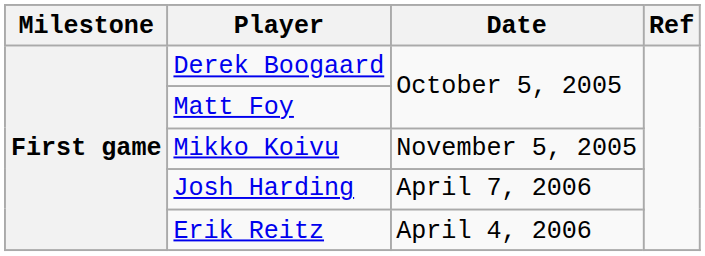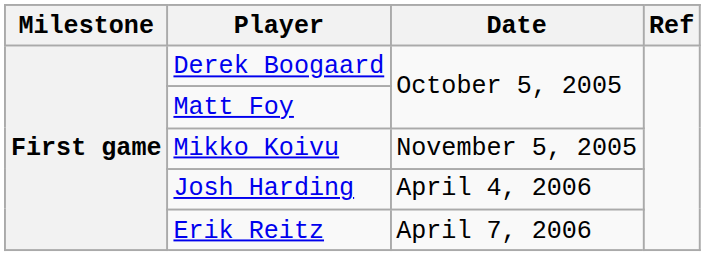(494, 189) April 7, 2006 -> (494, 189) April 4, 2006
(494, 230) April 4, 2006 -> (494, 230) April 7, 2006
